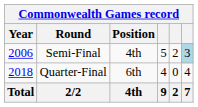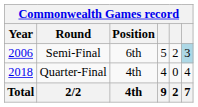(134, 53) 4th -> (134, 53) 6th
(134, 72) 6th -> (134, 72) 4th
